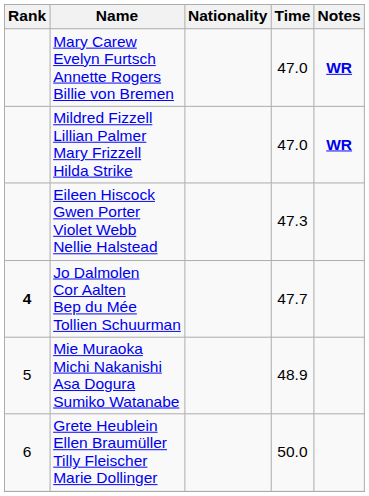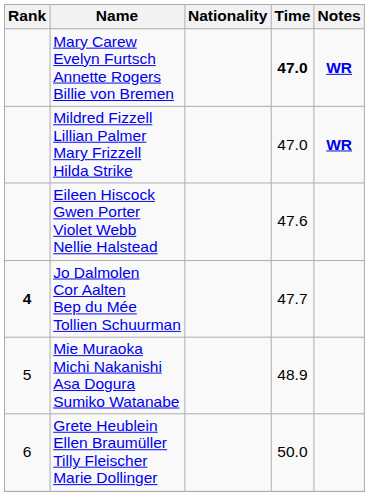(292, 67) normal -> (292, 67) bold
(292, 221) 47.3 -> (292, 221) 47.6
